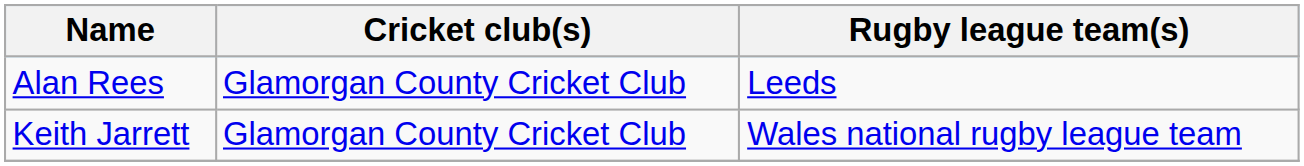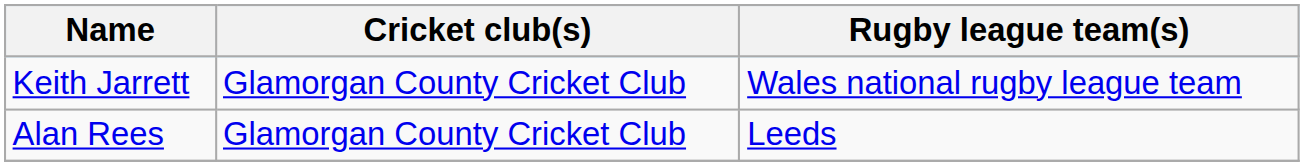rows swapped: (101, 134) <-> (88, 82)
